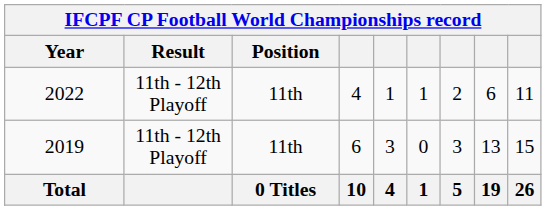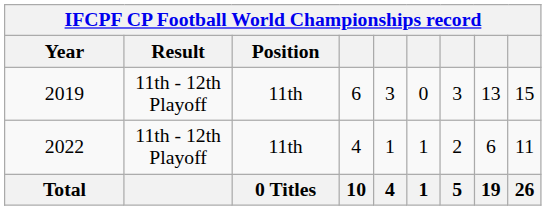rows swapped: (65, 146) <-> (65, 93)
